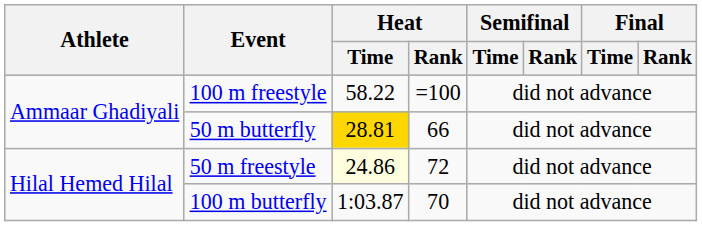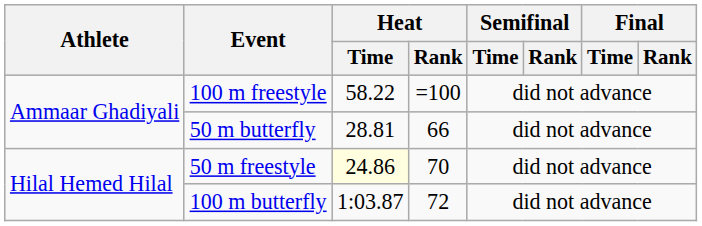(370, 130) gold background -> (370, 130) no background
(438, 166) 72 -> (438, 166) 70
(438, 202) 70 -> (438, 202) 72
